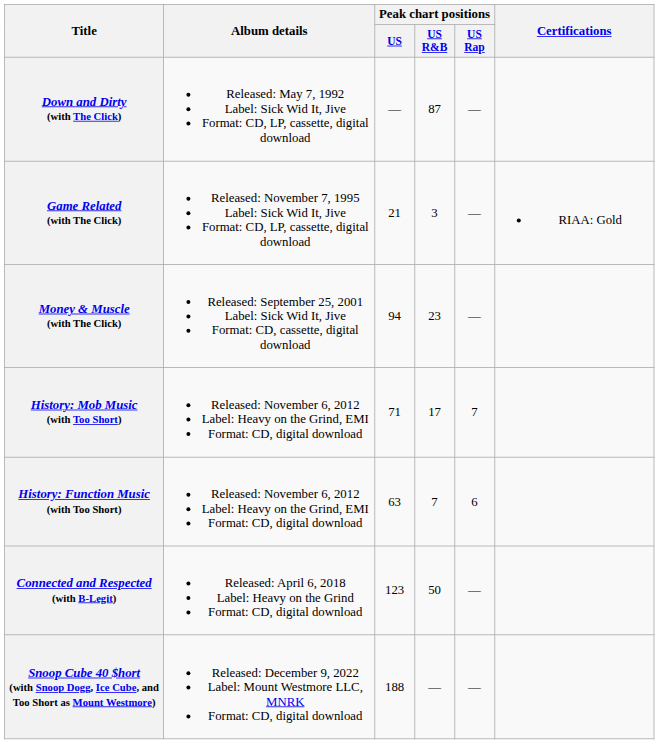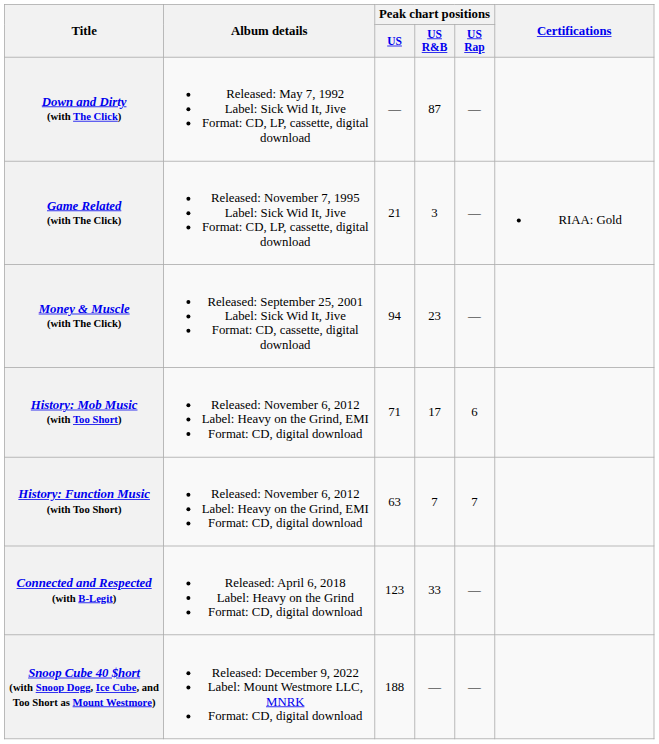(474, 412) 7 -> (474, 412) 6
(474, 501) 6 -> (474, 501) 7
(435, 590) 50 -> (435, 590) 33
